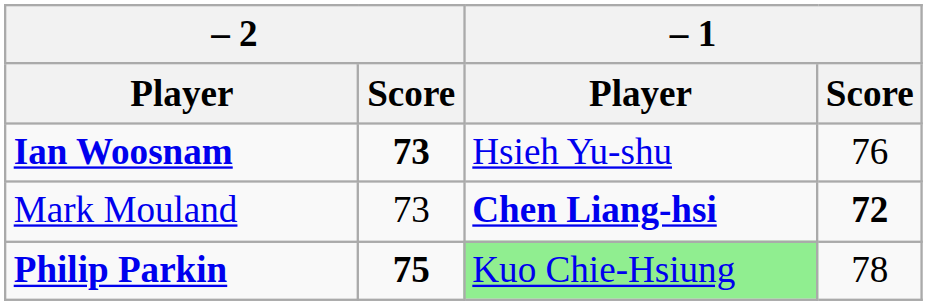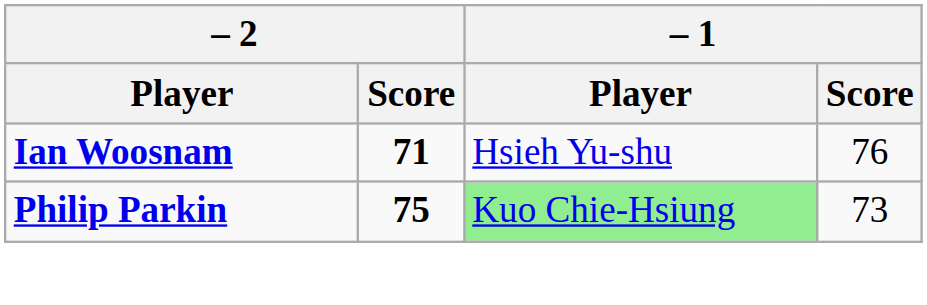(411, 151) 73 -> (411, 151) 71
- row: (126, 210)
(870, 269) 78 -> (870, 210) 73
